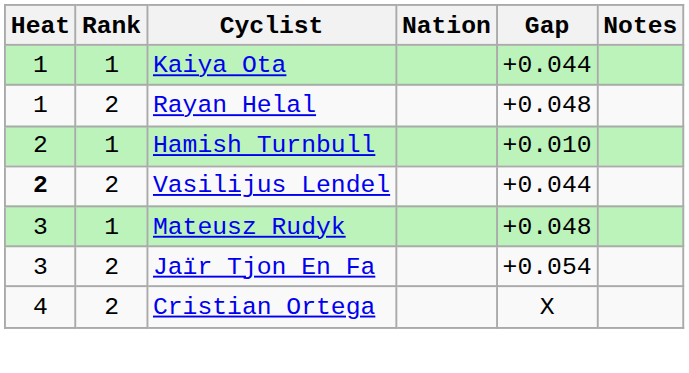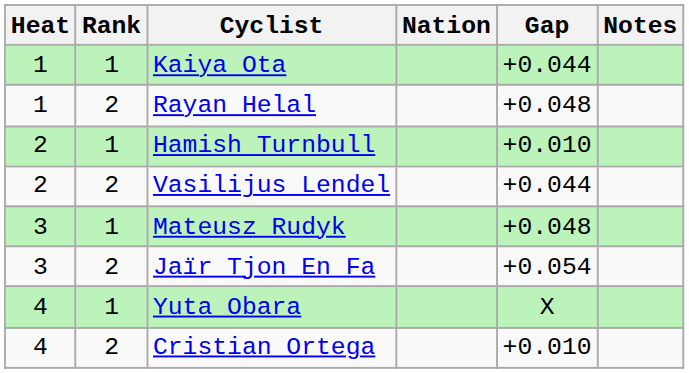(40, 186) bold -> (40, 186) normal
+ row: (227, 307)
(547, 307) X -> (547, 347) +0.010
